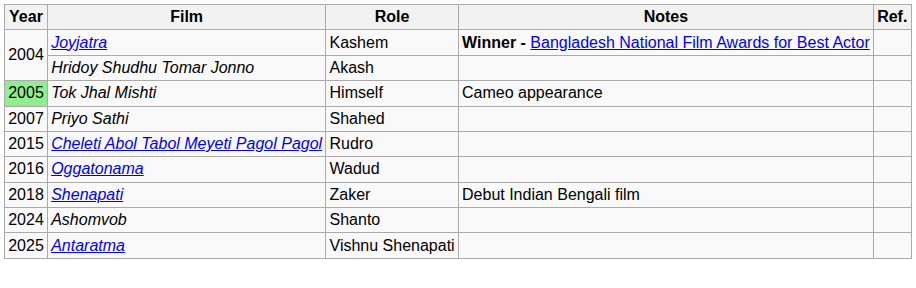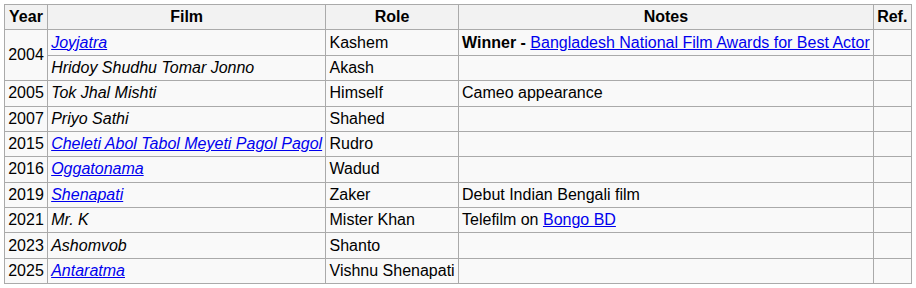(26, 93) lightgreen background -> (26, 93) no background
(26, 194) 2018 -> (26, 194) 2019
+ row: (70, 220)
(26, 220) 2024 -> (26, 245) 2023
